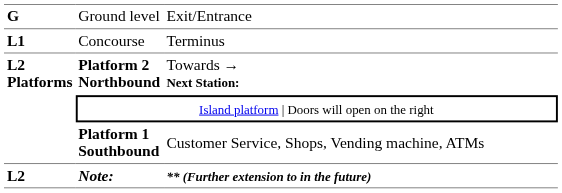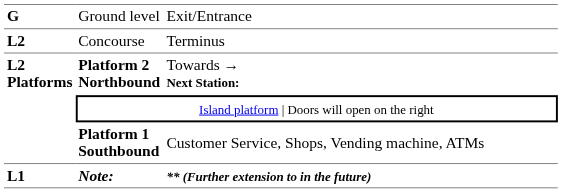(16, 40) L1 -> (16, 40) L2
(16, 175) L2 -> (16, 175) L1
